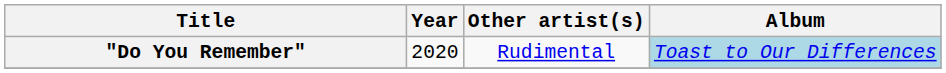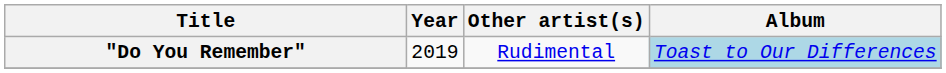(435, 53) 2020 -> (435, 53) 2019
